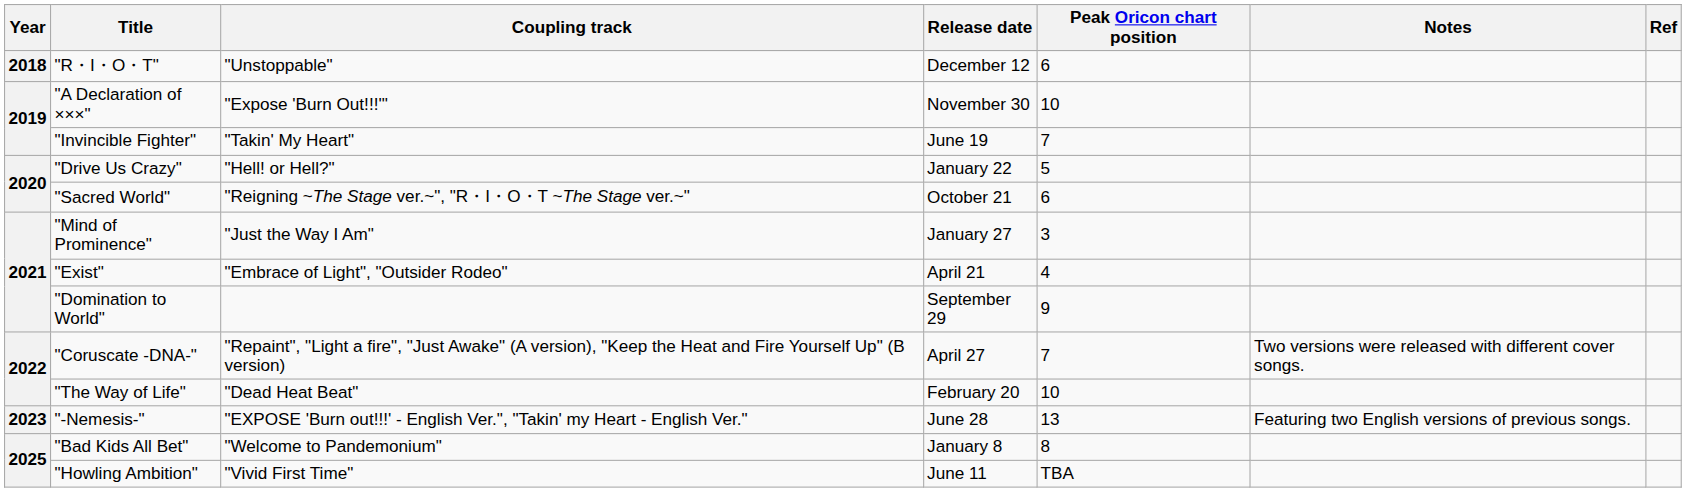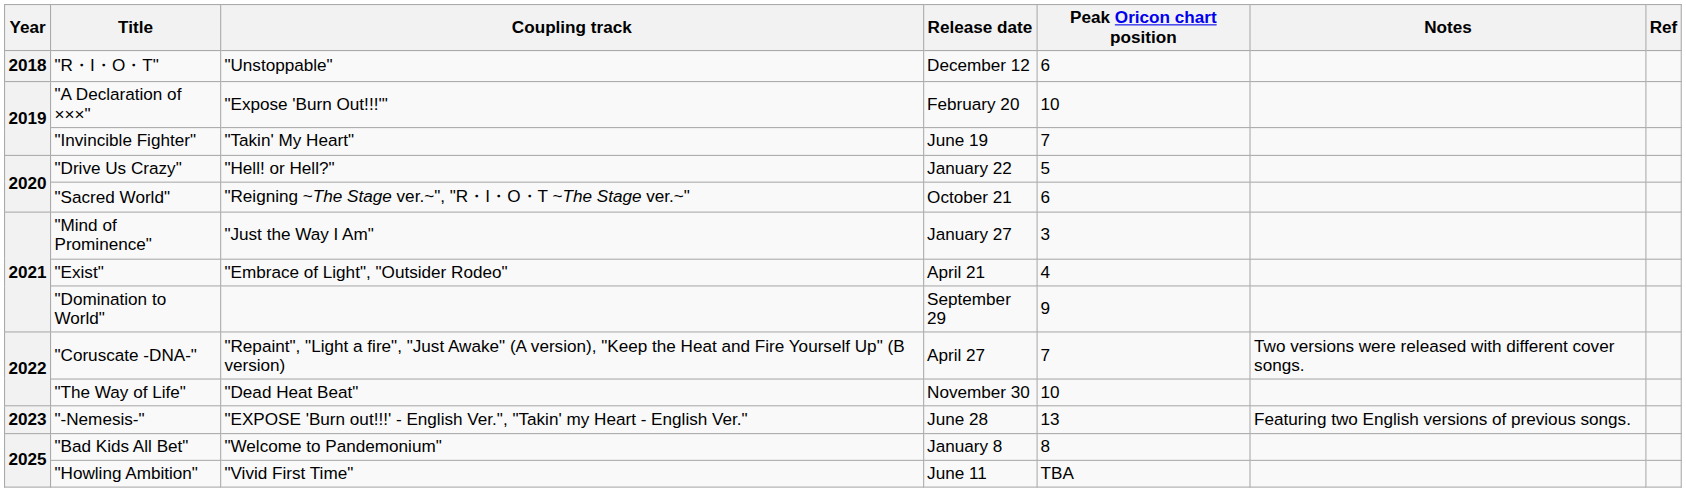(978, 104) November 30 -> (973, 104) February 20
(973, 392) February 20 -> (978, 392) November 30
